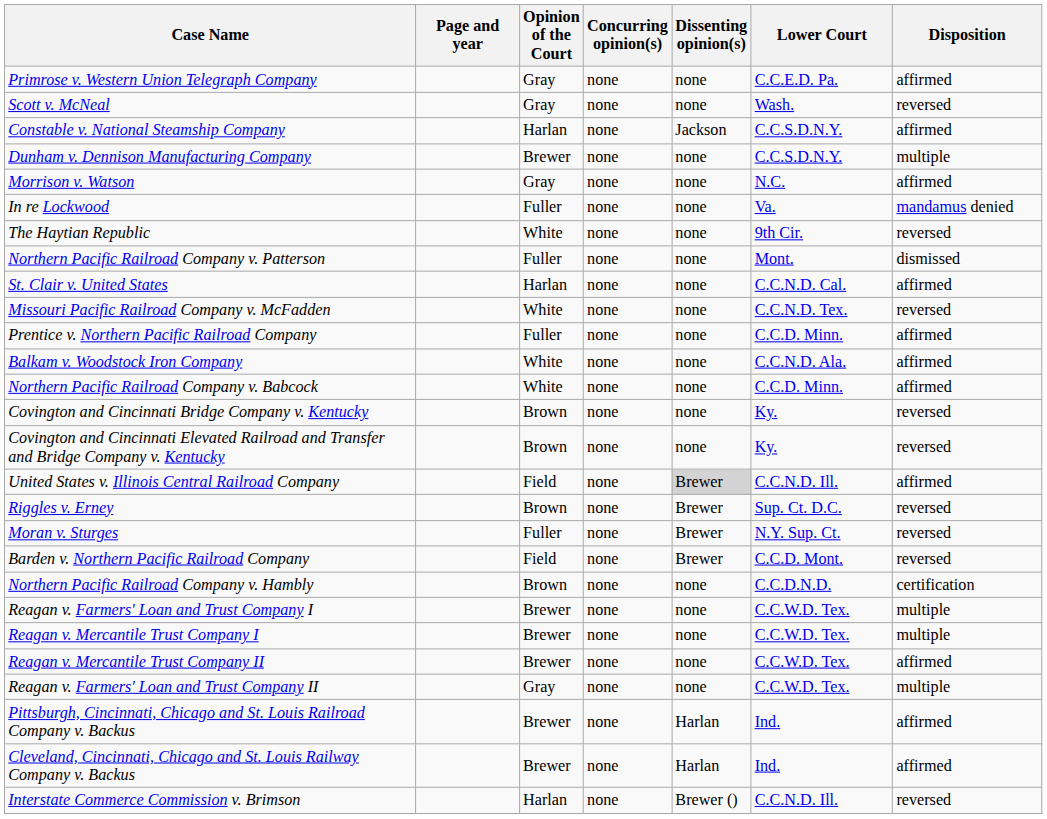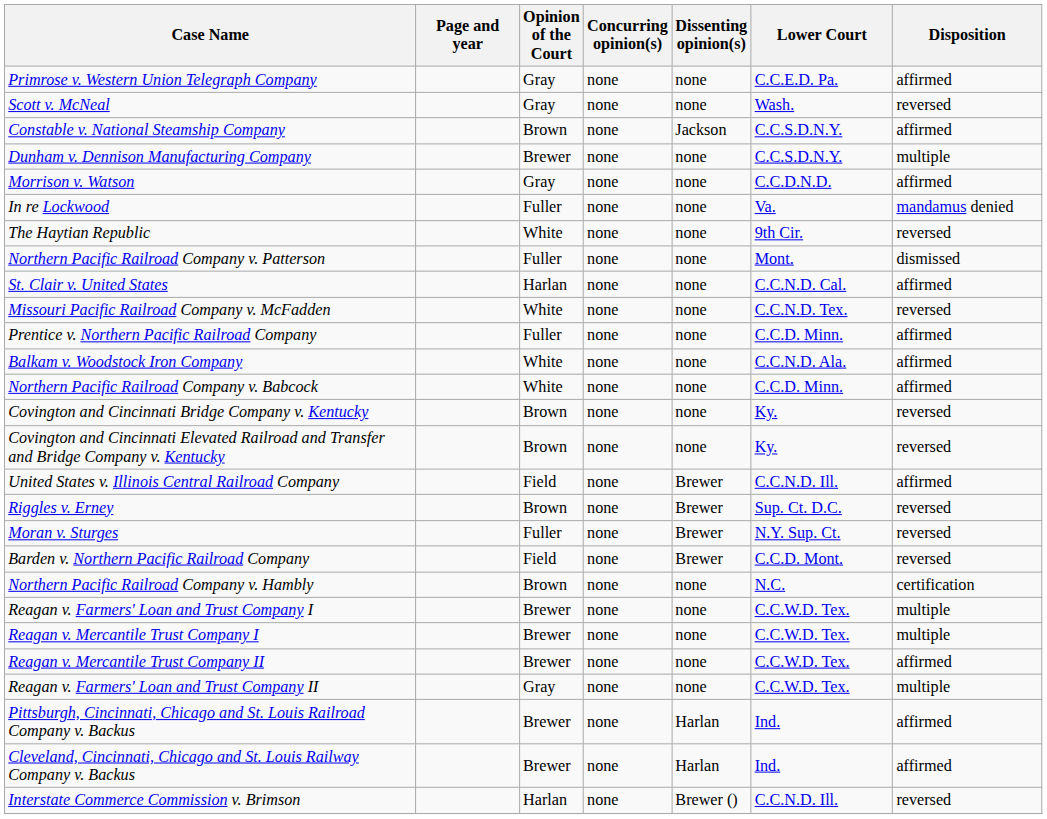(545, 130) Harlan -> (545, 130) Brown
(770, 181) N.C. -> (793, 181) C.C.D.N.D.
(699, 481) lightgrey background -> (699, 481) no background
(793, 584) C.C.D.N.D. -> (770, 584) N.C.
